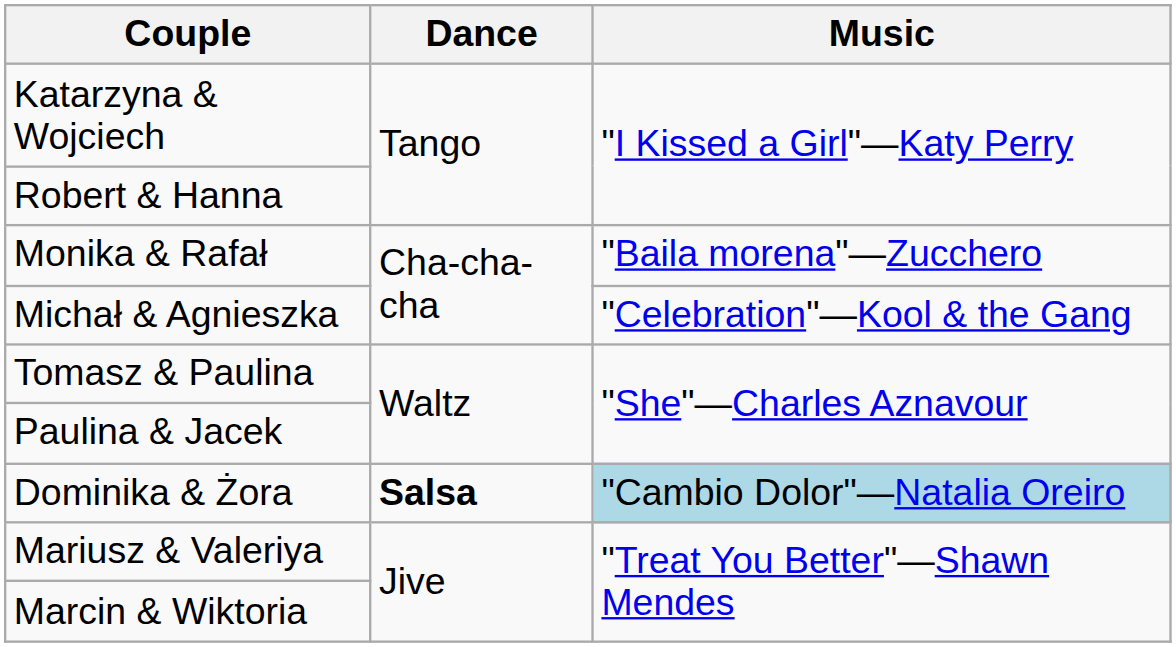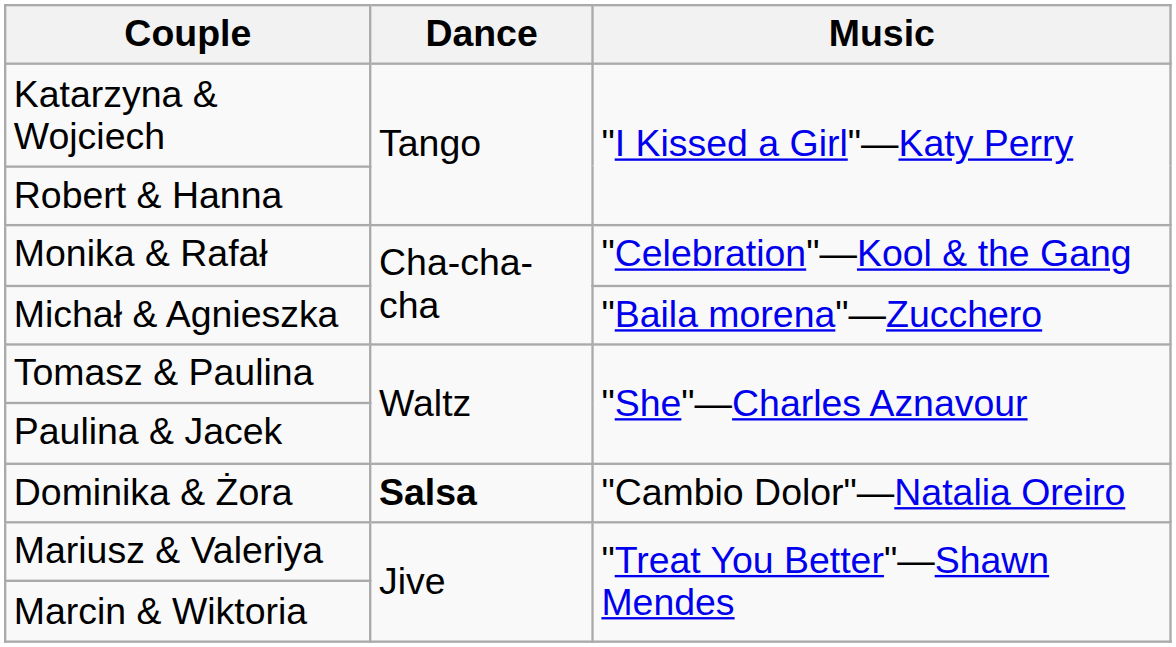(822, 254) "Baila morena"—Zucchero -> (867, 254) "Celebration"—Kool & the Gang
(867, 313) "Celebration"—Kool & the Gang -> (822, 313) "Baila morena"—Zucchero
(863, 491) lightblue background -> (863, 491) no background
